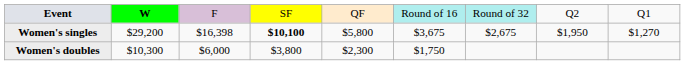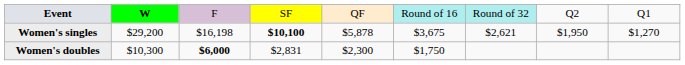(215, 32) $16,398 -> (215, 32) $16,198
(358, 32) $5,800 -> (358, 32) $5,878
(501, 32) $2,675 -> (501, 32) $2,621
(214, 51) normal -> (214, 51) bold
(286, 51) $3,800 -> (286, 51) $2,831
